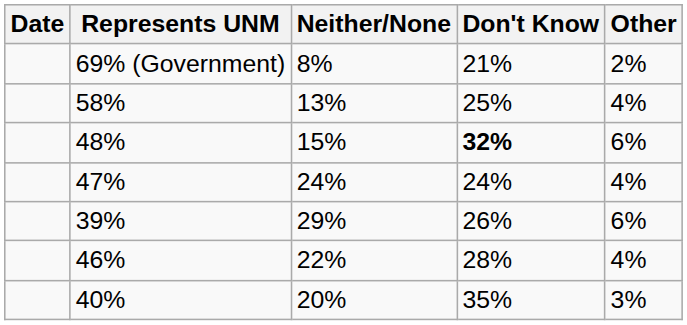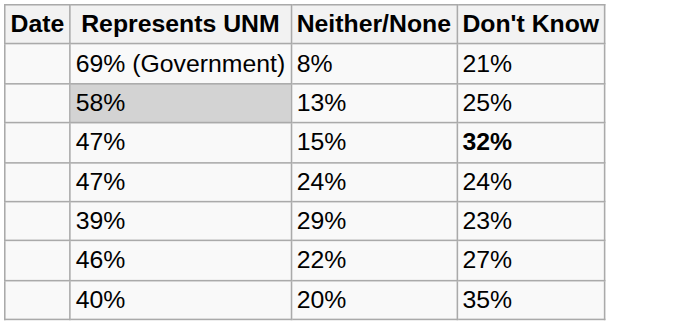- column: (644, 24)
(101, 102) no background -> (101, 102) lightgrey background
(101, 142) 48% -> (101, 142) 47%
(487, 220) 26% -> (487, 220) 23%
(487, 260) 28% -> (487, 260) 27%
